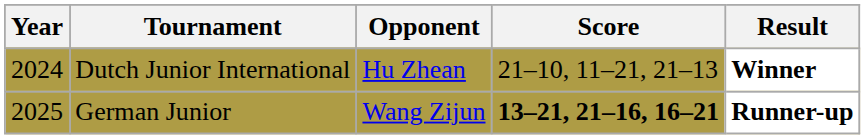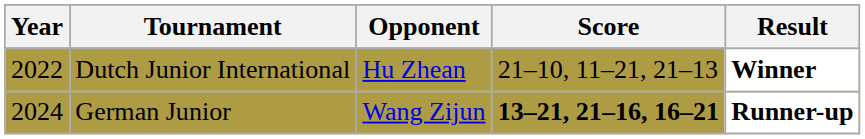(37, 69) 2024 -> (37, 69) 2022
(37, 112) 2025 -> (37, 112) 2024
